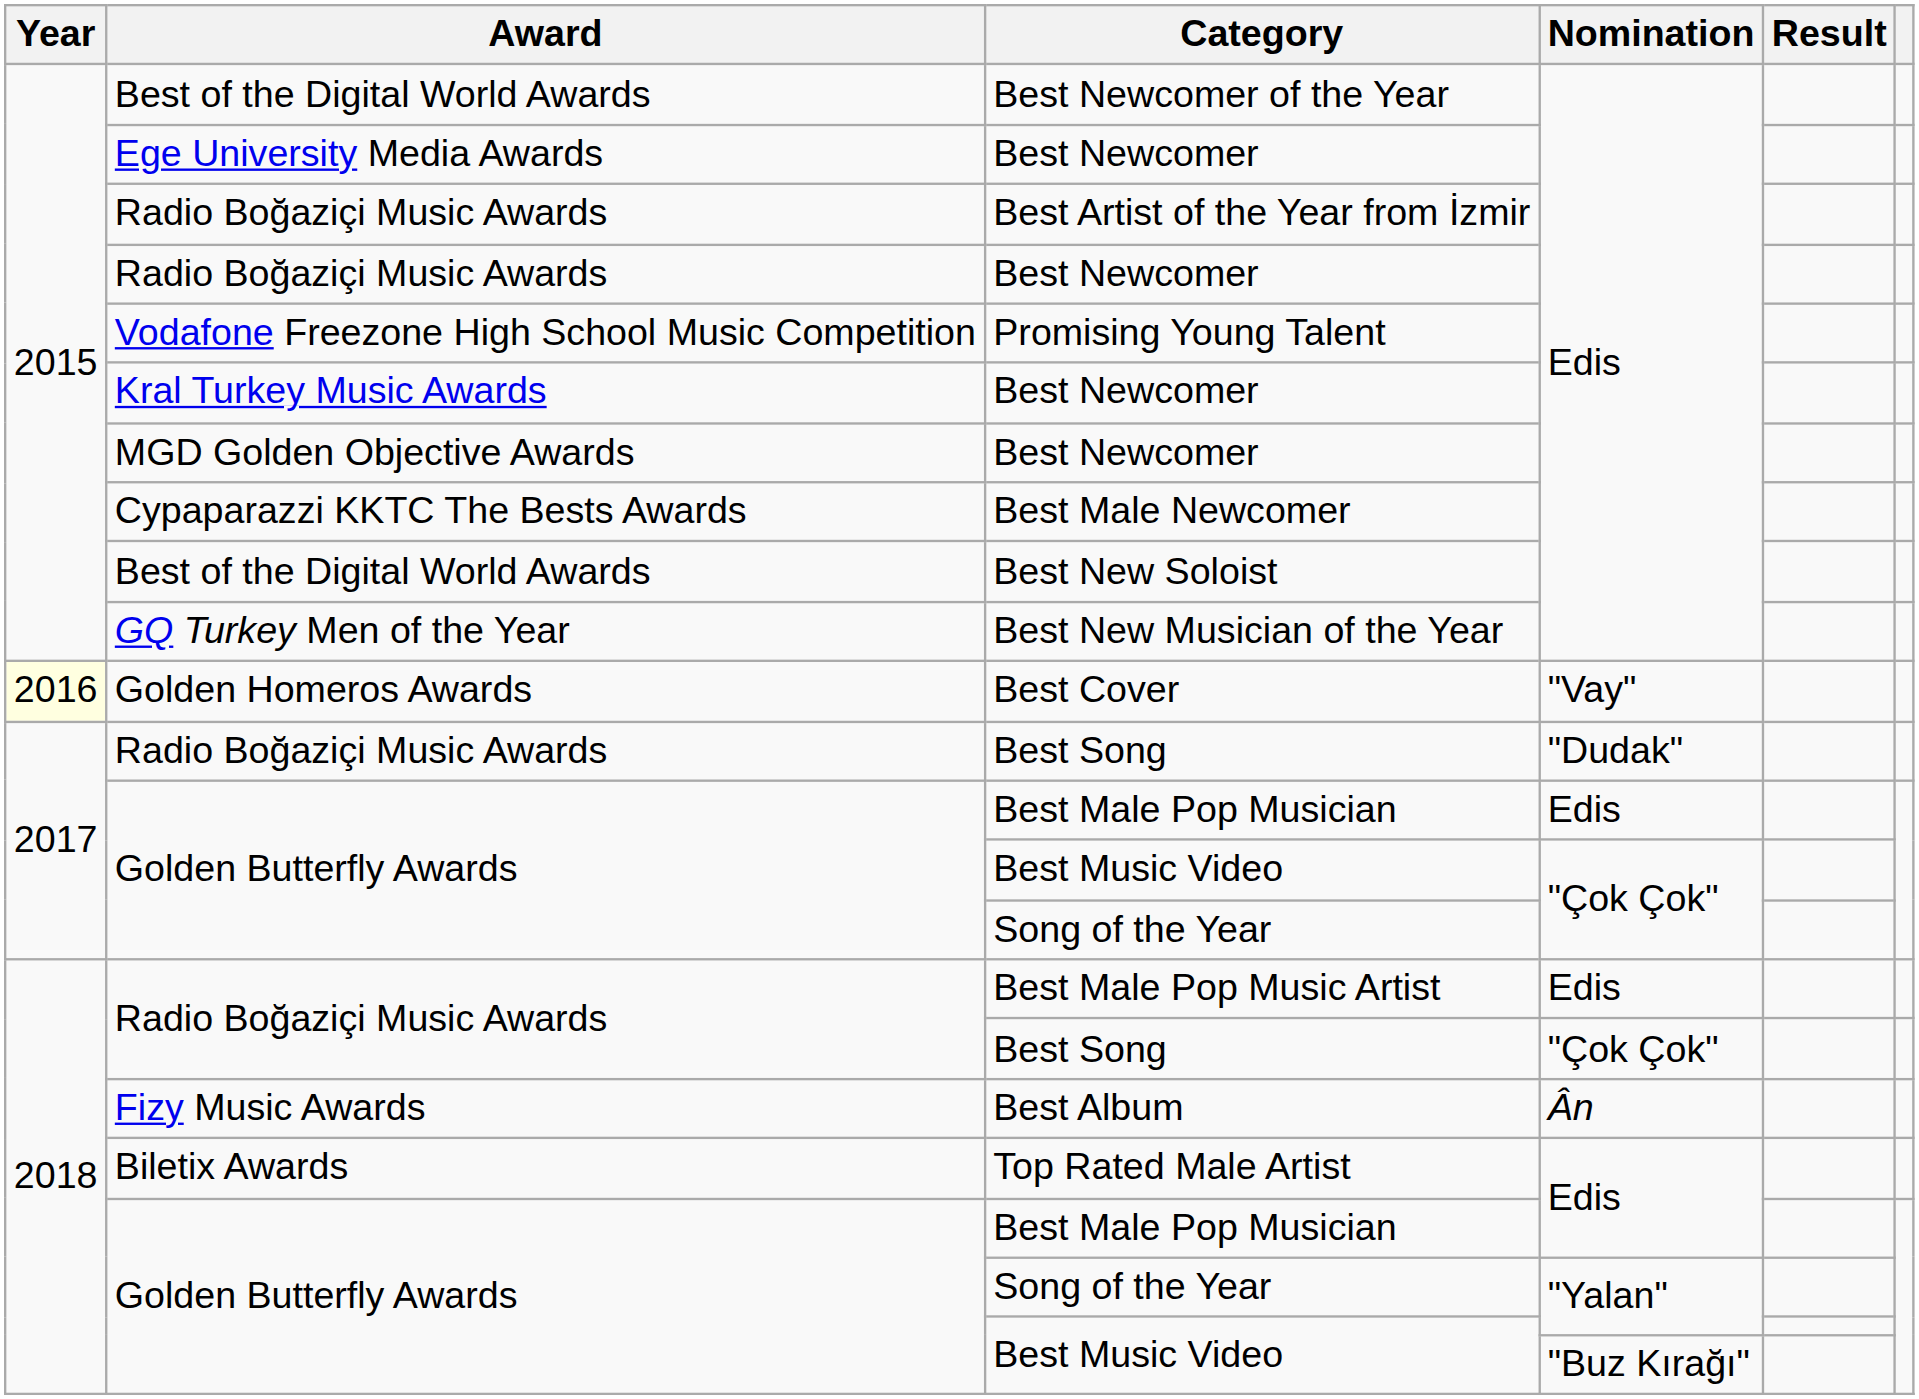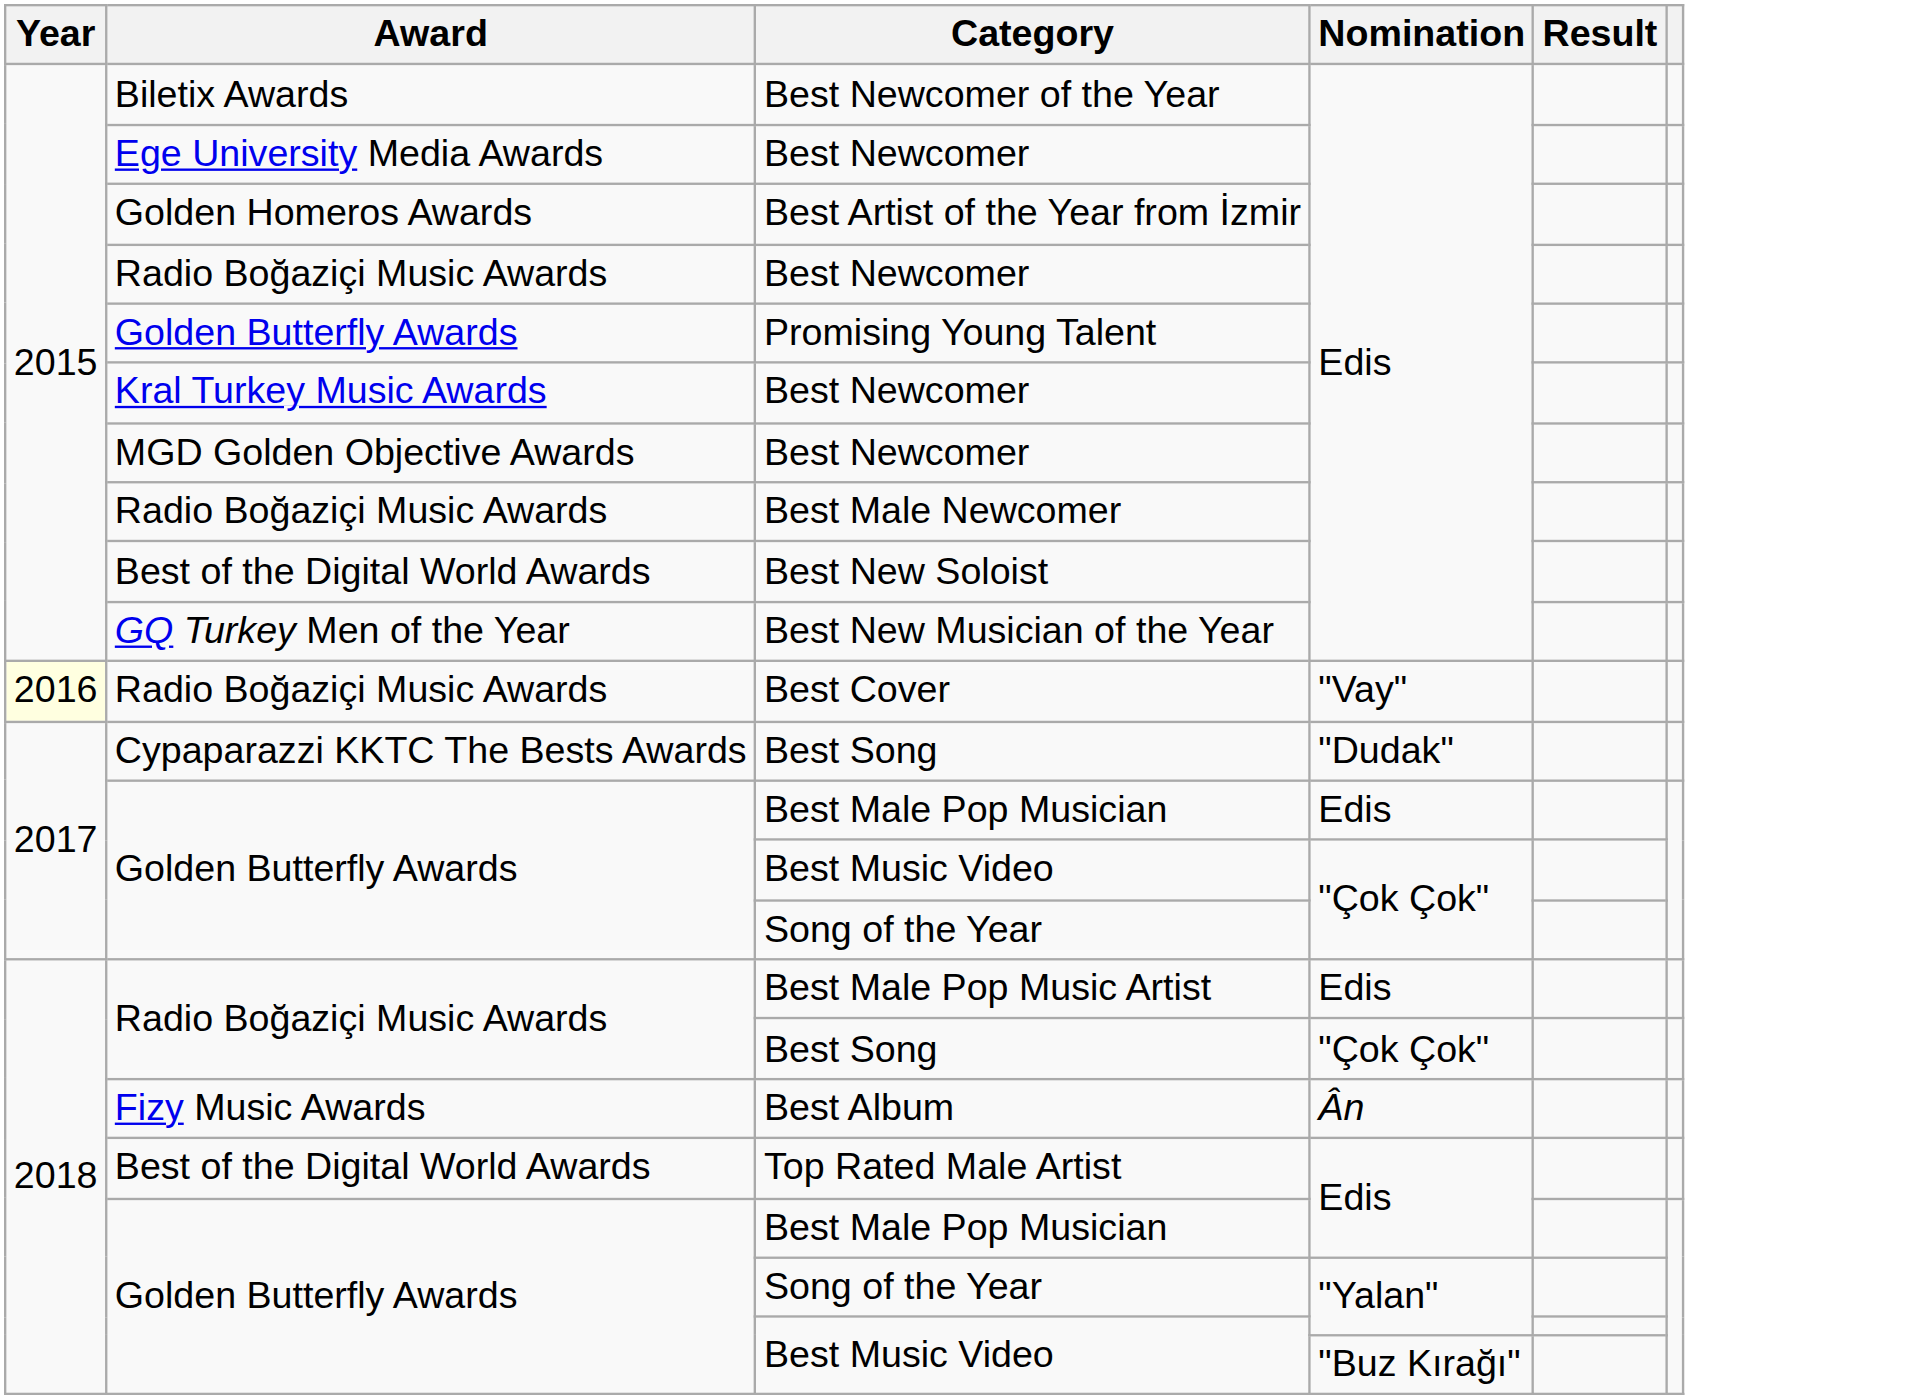(383, 93) Best of the Digital World Awards -> (232, 93) Biletix Awards
(361, 213) Radio Boğaziçi Music Awards -> (323, 213) Golden Homeros Awards
(545, 332) Vodafone Freezone High School Music Competition -> (316, 332) Golden Butterfly Awards
(431, 511) Cypaparazzi KKTC The Bests Awards -> (361, 511) Radio Boğaziçi Music Awards
(323, 690) Golden Homeros Awards -> (361, 690) Radio Boğaziçi Music Awards
(361, 749) Radio Boğaziçi Music Awards -> (431, 749) Cypaparazzi KKTC The Bests Awards
(232, 1167) Biletix Awards -> (383, 1167) Best of the Digital World Awards
